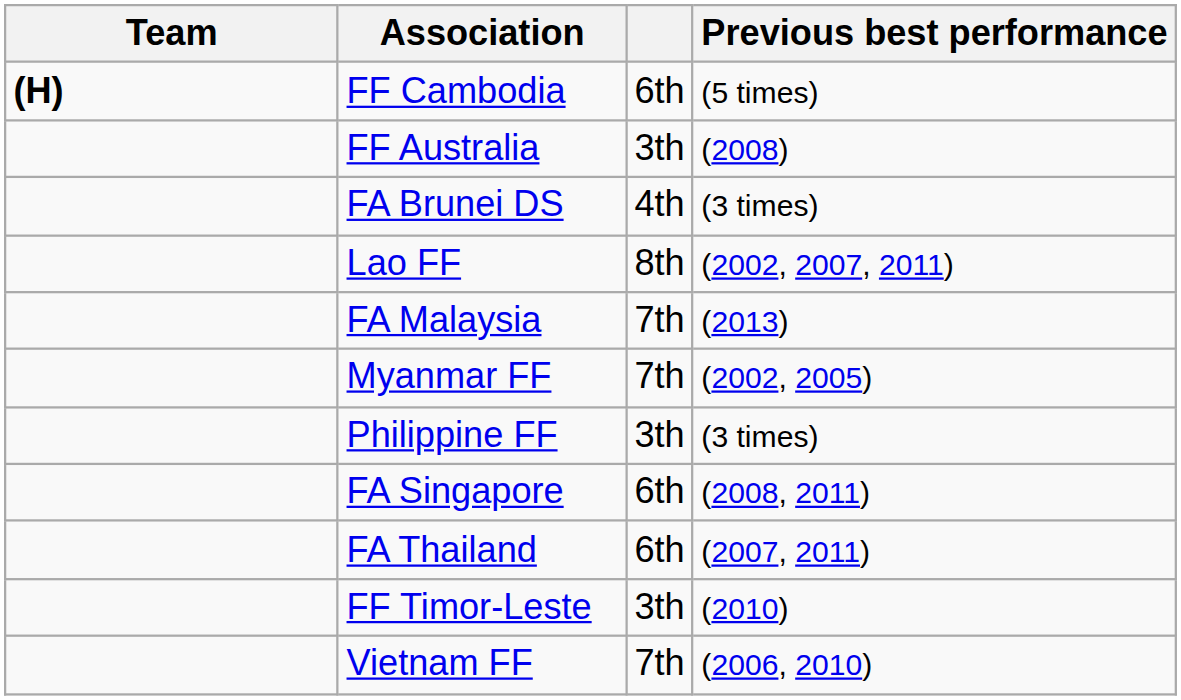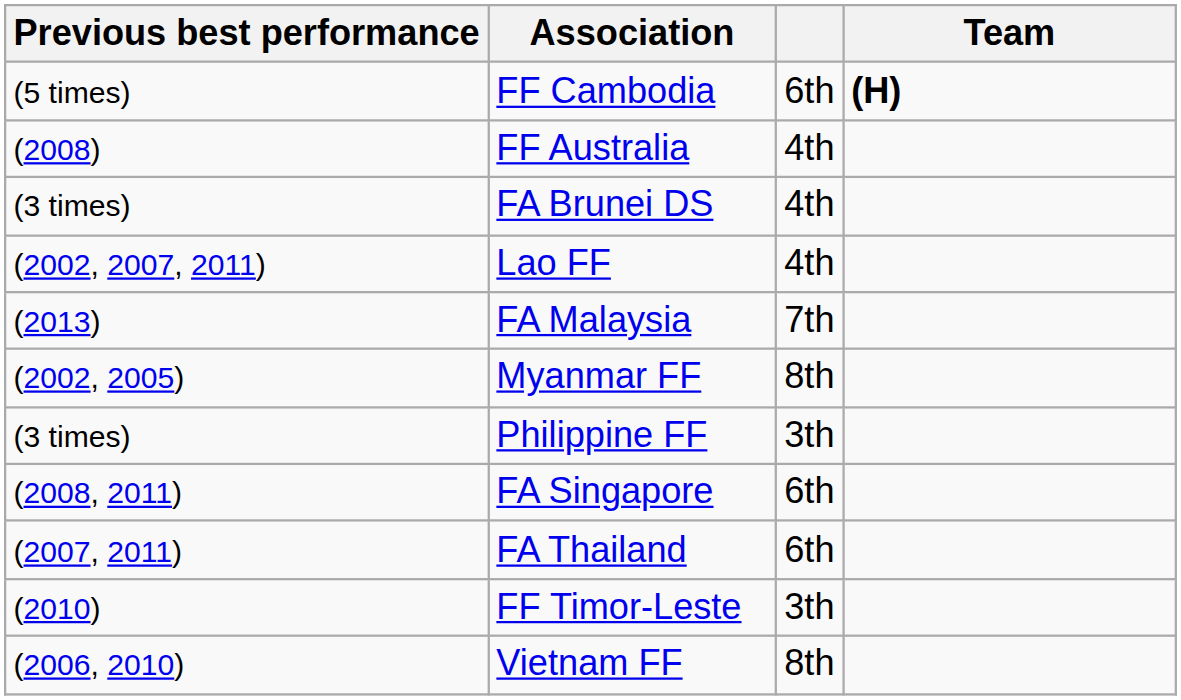columns swapped: (172, 33) <-> (934, 33)
(660, 147) 3th -> (809, 147) 4th
(660, 262) 8th -> (809, 262) 4th
(660, 377) 7th -> (809, 377) 8th
(660, 663) 7th -> (809, 663) 8th
